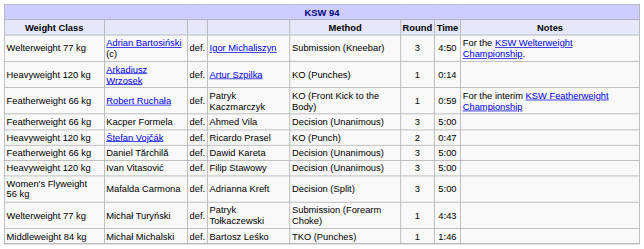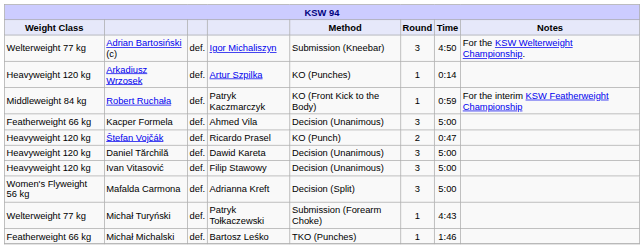(49, 101) Featherweight 66 kg -> (47, 101) Middleweight 84 kg
(49, 153) Featherweight 66 kg -> (49, 153) Heavyweight 120 kg
(47, 236) Middleweight 84 kg -> (49, 236) Featherweight 66 kg
